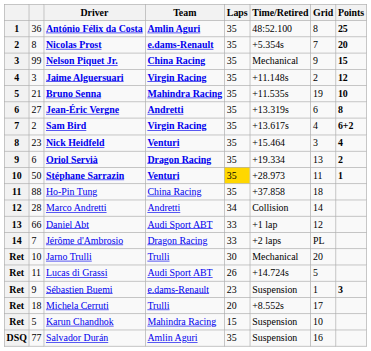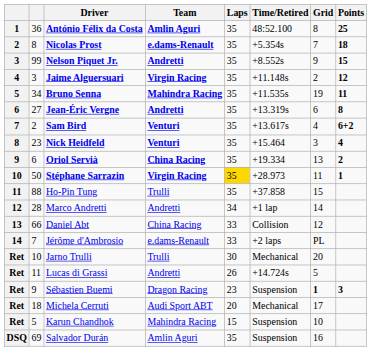(343, 45) 20 -> (343, 45) 18
(176, 61) China Racing -> (165, 61) Andretti
(275, 61) Mechanical -> (268, 61) +8.552s
(36, 94) 21 -> (36, 94) 34
(343, 94) 10 -> (343, 94) 11
(177, 126) Virgin Racing -> (163, 126) Venturi
(179, 159) Dragon Racing -> (176, 159) China Racing
(163, 175) Venturi -> (177, 175) Virgin Racing
(174, 192) China Racing -> (158, 192) Trulli
(318, 192) 18 -> (318, 192) 15
(270, 208) Collision -> (265, 208) +1 lap
(180, 224) Audi Sport ABT -> (174, 224) China Racing
(265, 224) +1 lap -> (270, 224) Collision
(177, 240) Dragon Racing -> (178, 240) e.dams-Renault
(180, 273) Audi Sport ABT -> (164, 273) Andretti
(178, 289) e.dams-Renault -> (177, 289) Dragon Racing
(315, 289) normal -> (315, 289) bold
(158, 306) Trulli -> (180, 306) Audi Sport ABT
(268, 306) +8.552s -> (275, 306) Mechanical
(36, 338) 77 -> (36, 338) 69
